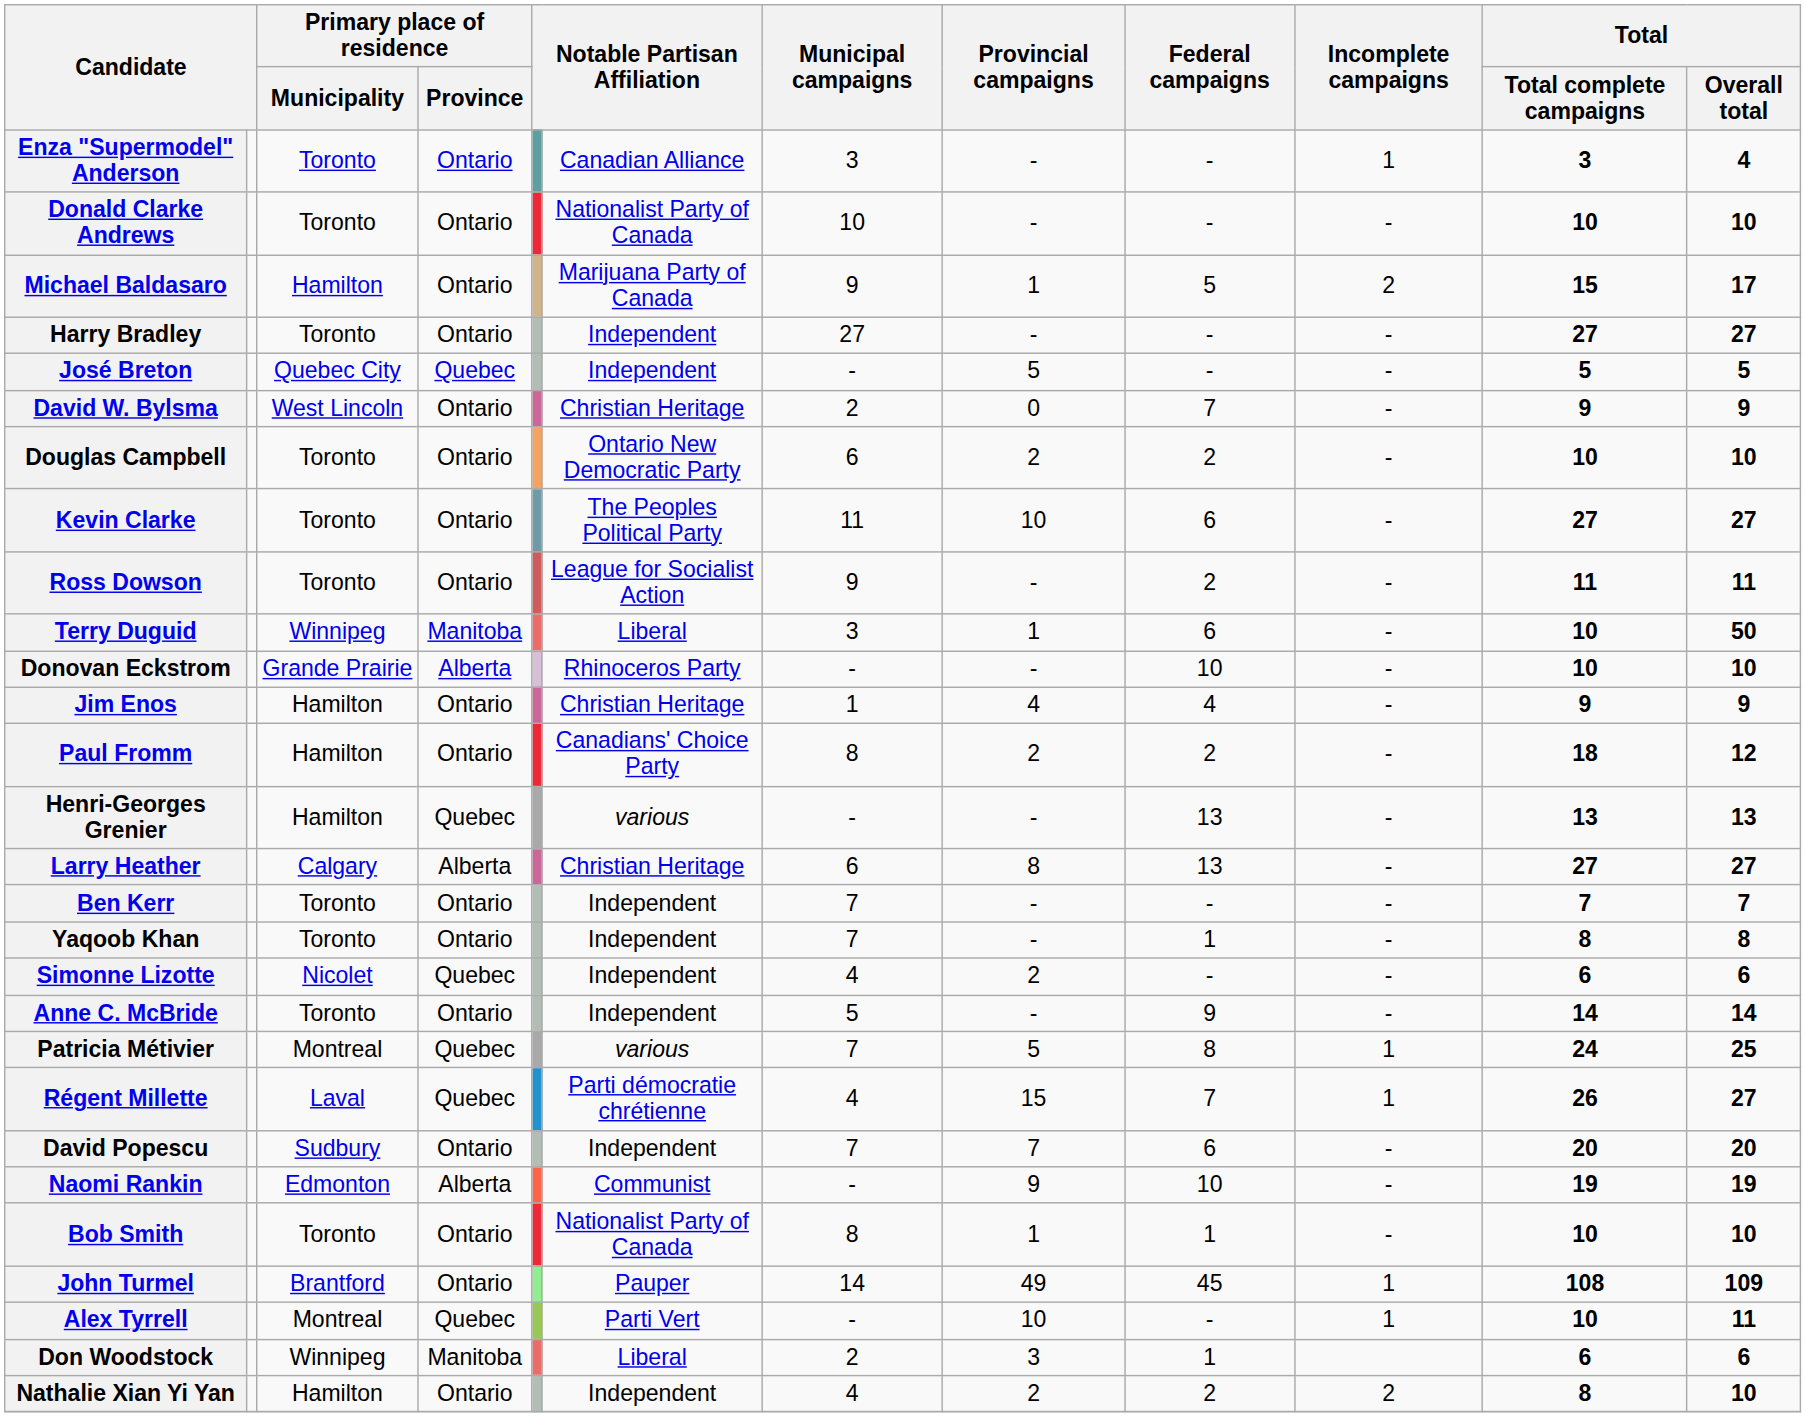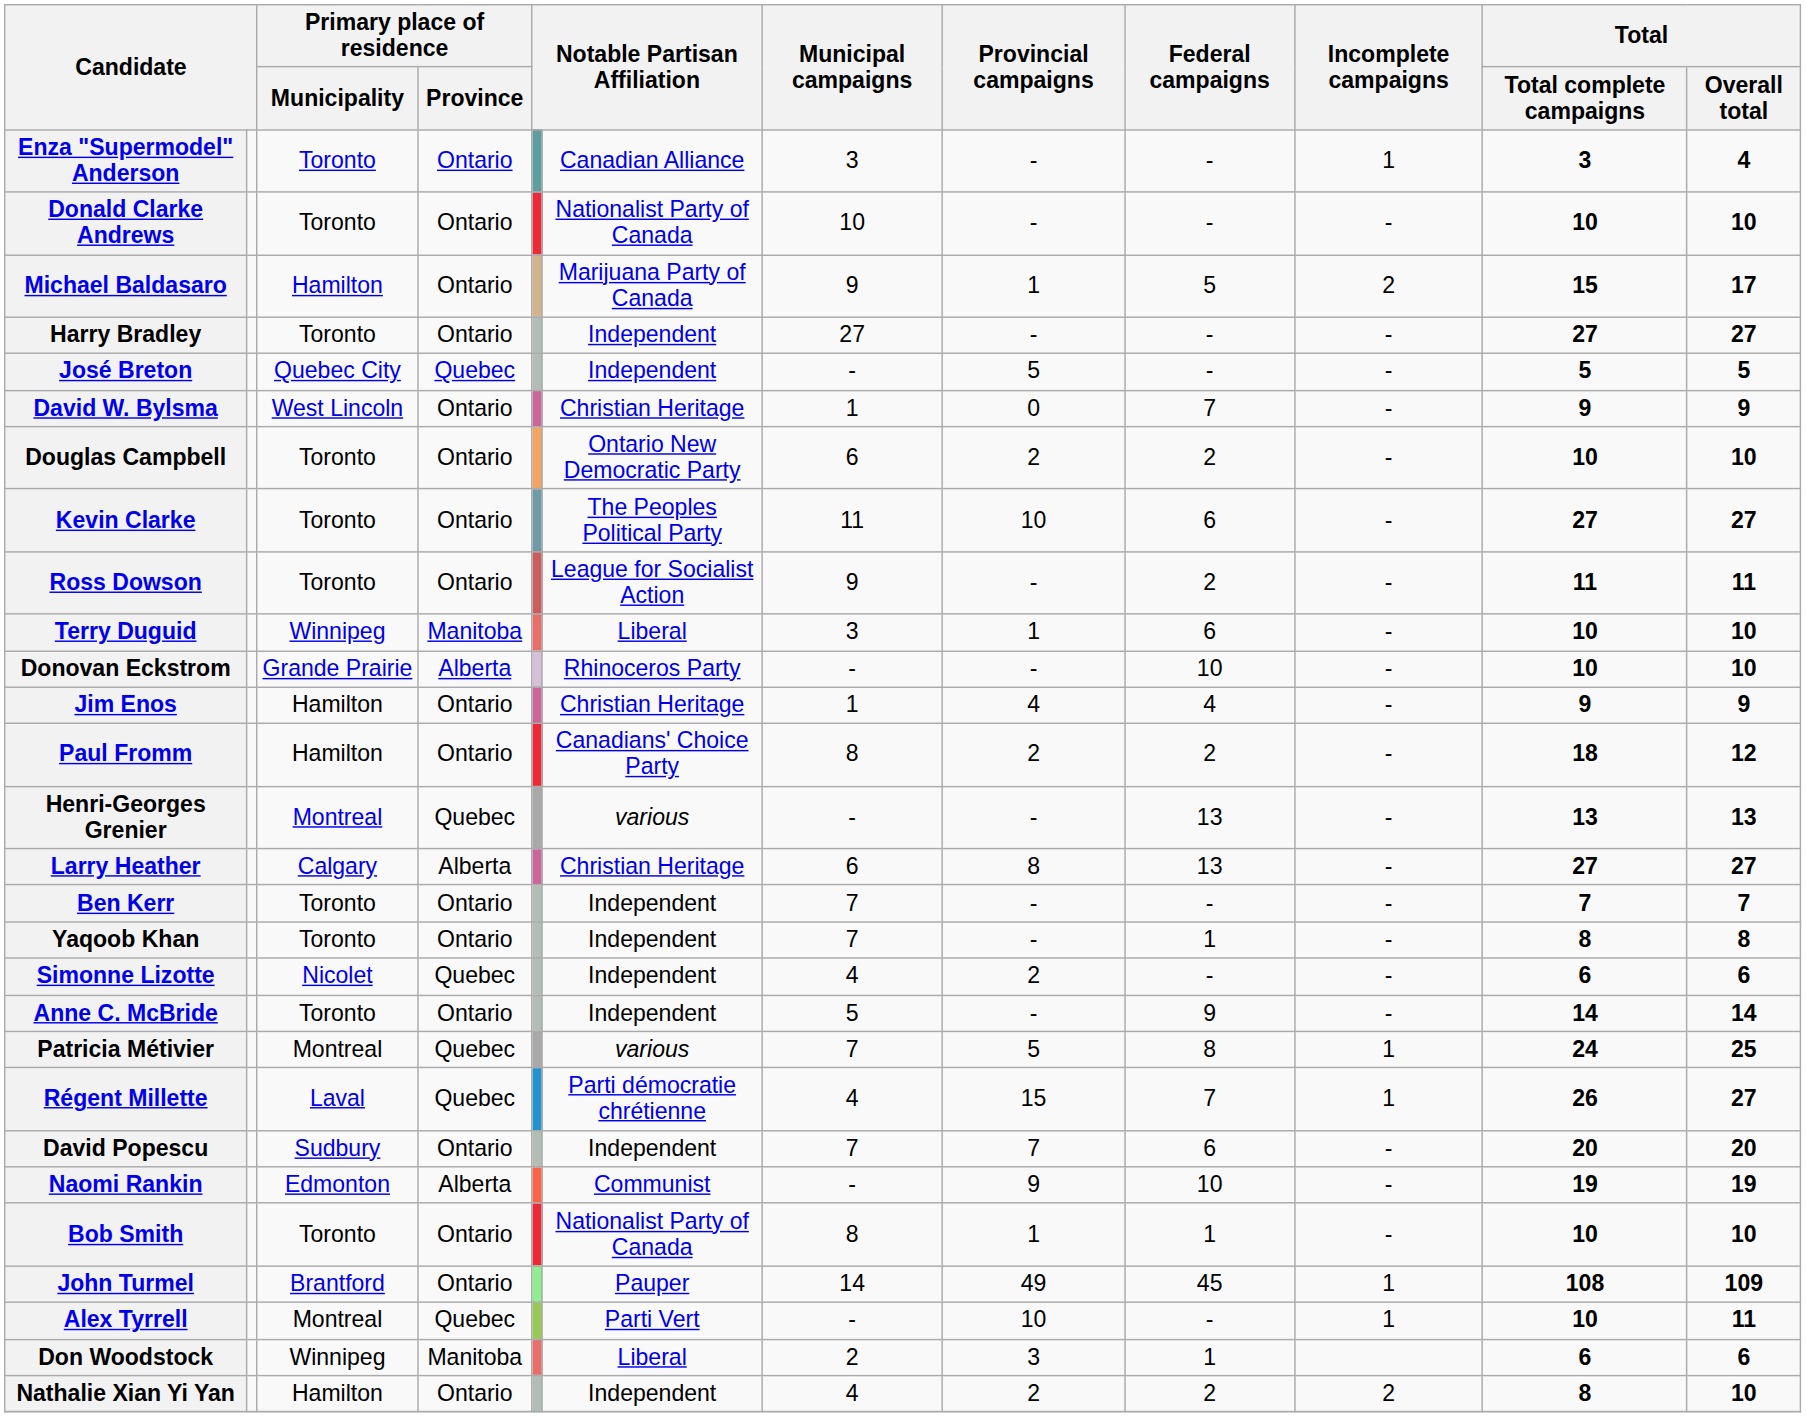(852, 408) 2 -> (852, 408) 1
(1744, 632) 50 -> (1744, 632) 10
(337, 817) Hamilton -> (337, 817) Montreal
